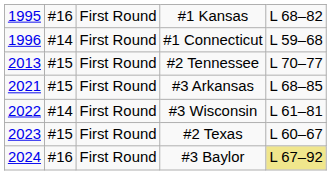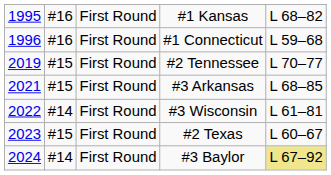(60, 39) #14 -> (60, 39) #16
(24, 63) 2013 -> (24, 63) 2019
(60, 157) #16 -> (60, 157) #14
